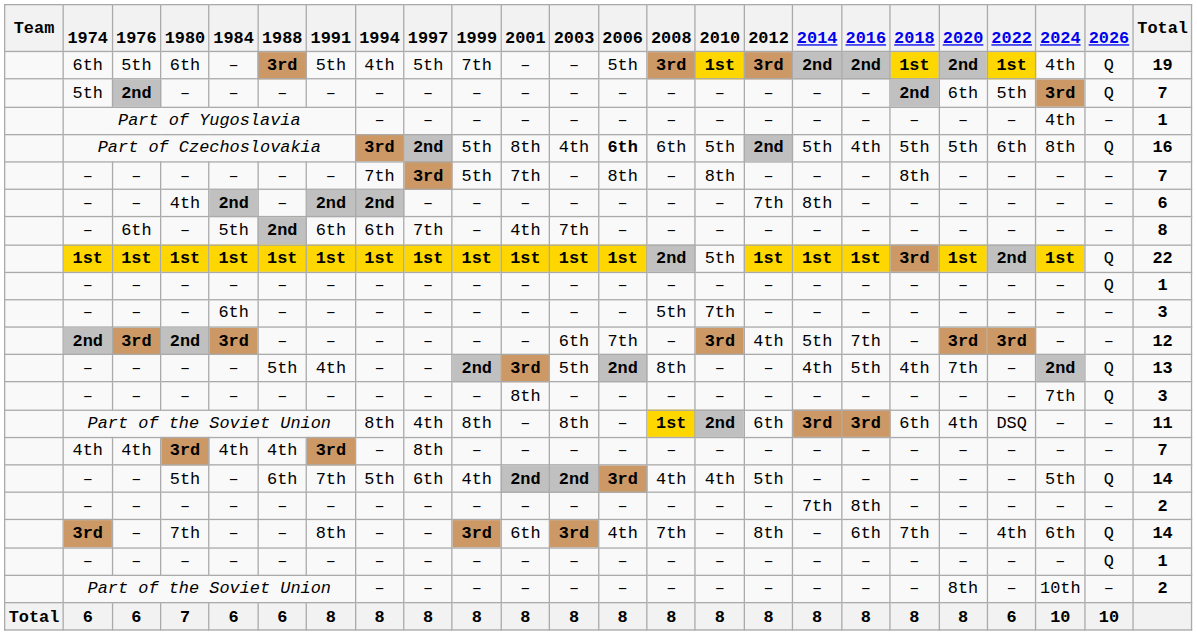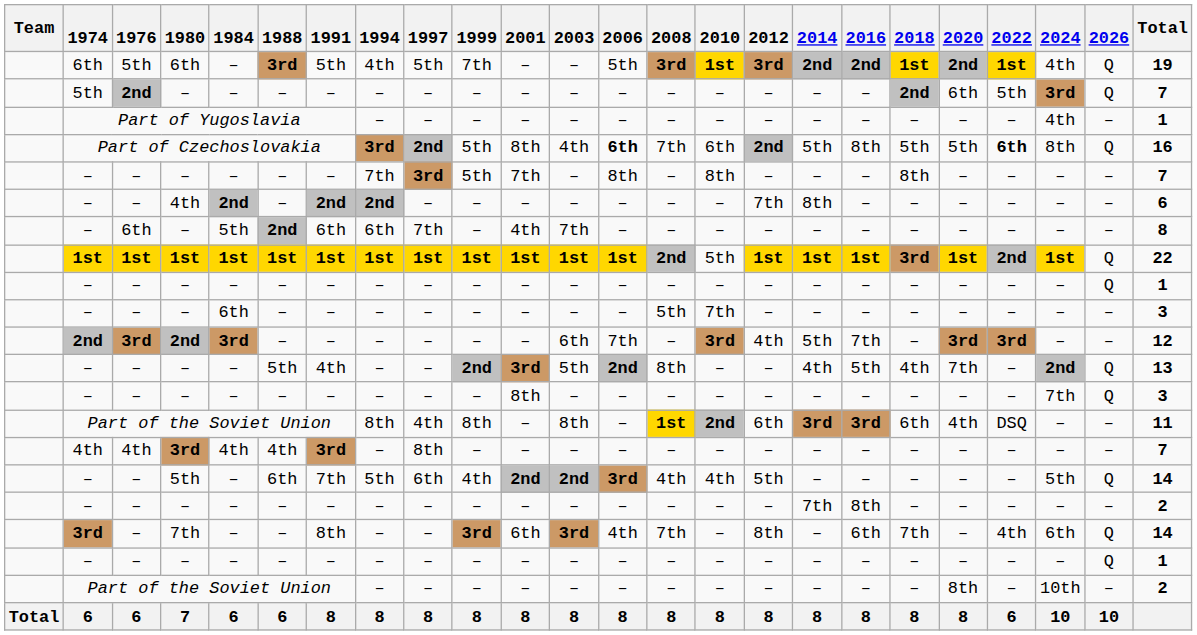(671, 148) 6th -> (671, 148) 7th
(720, 148) 5th -> (720, 148) 6th
(866, 148) 4th -> (866, 148) 8th
(1012, 148) normal -> (1012, 148) bold
